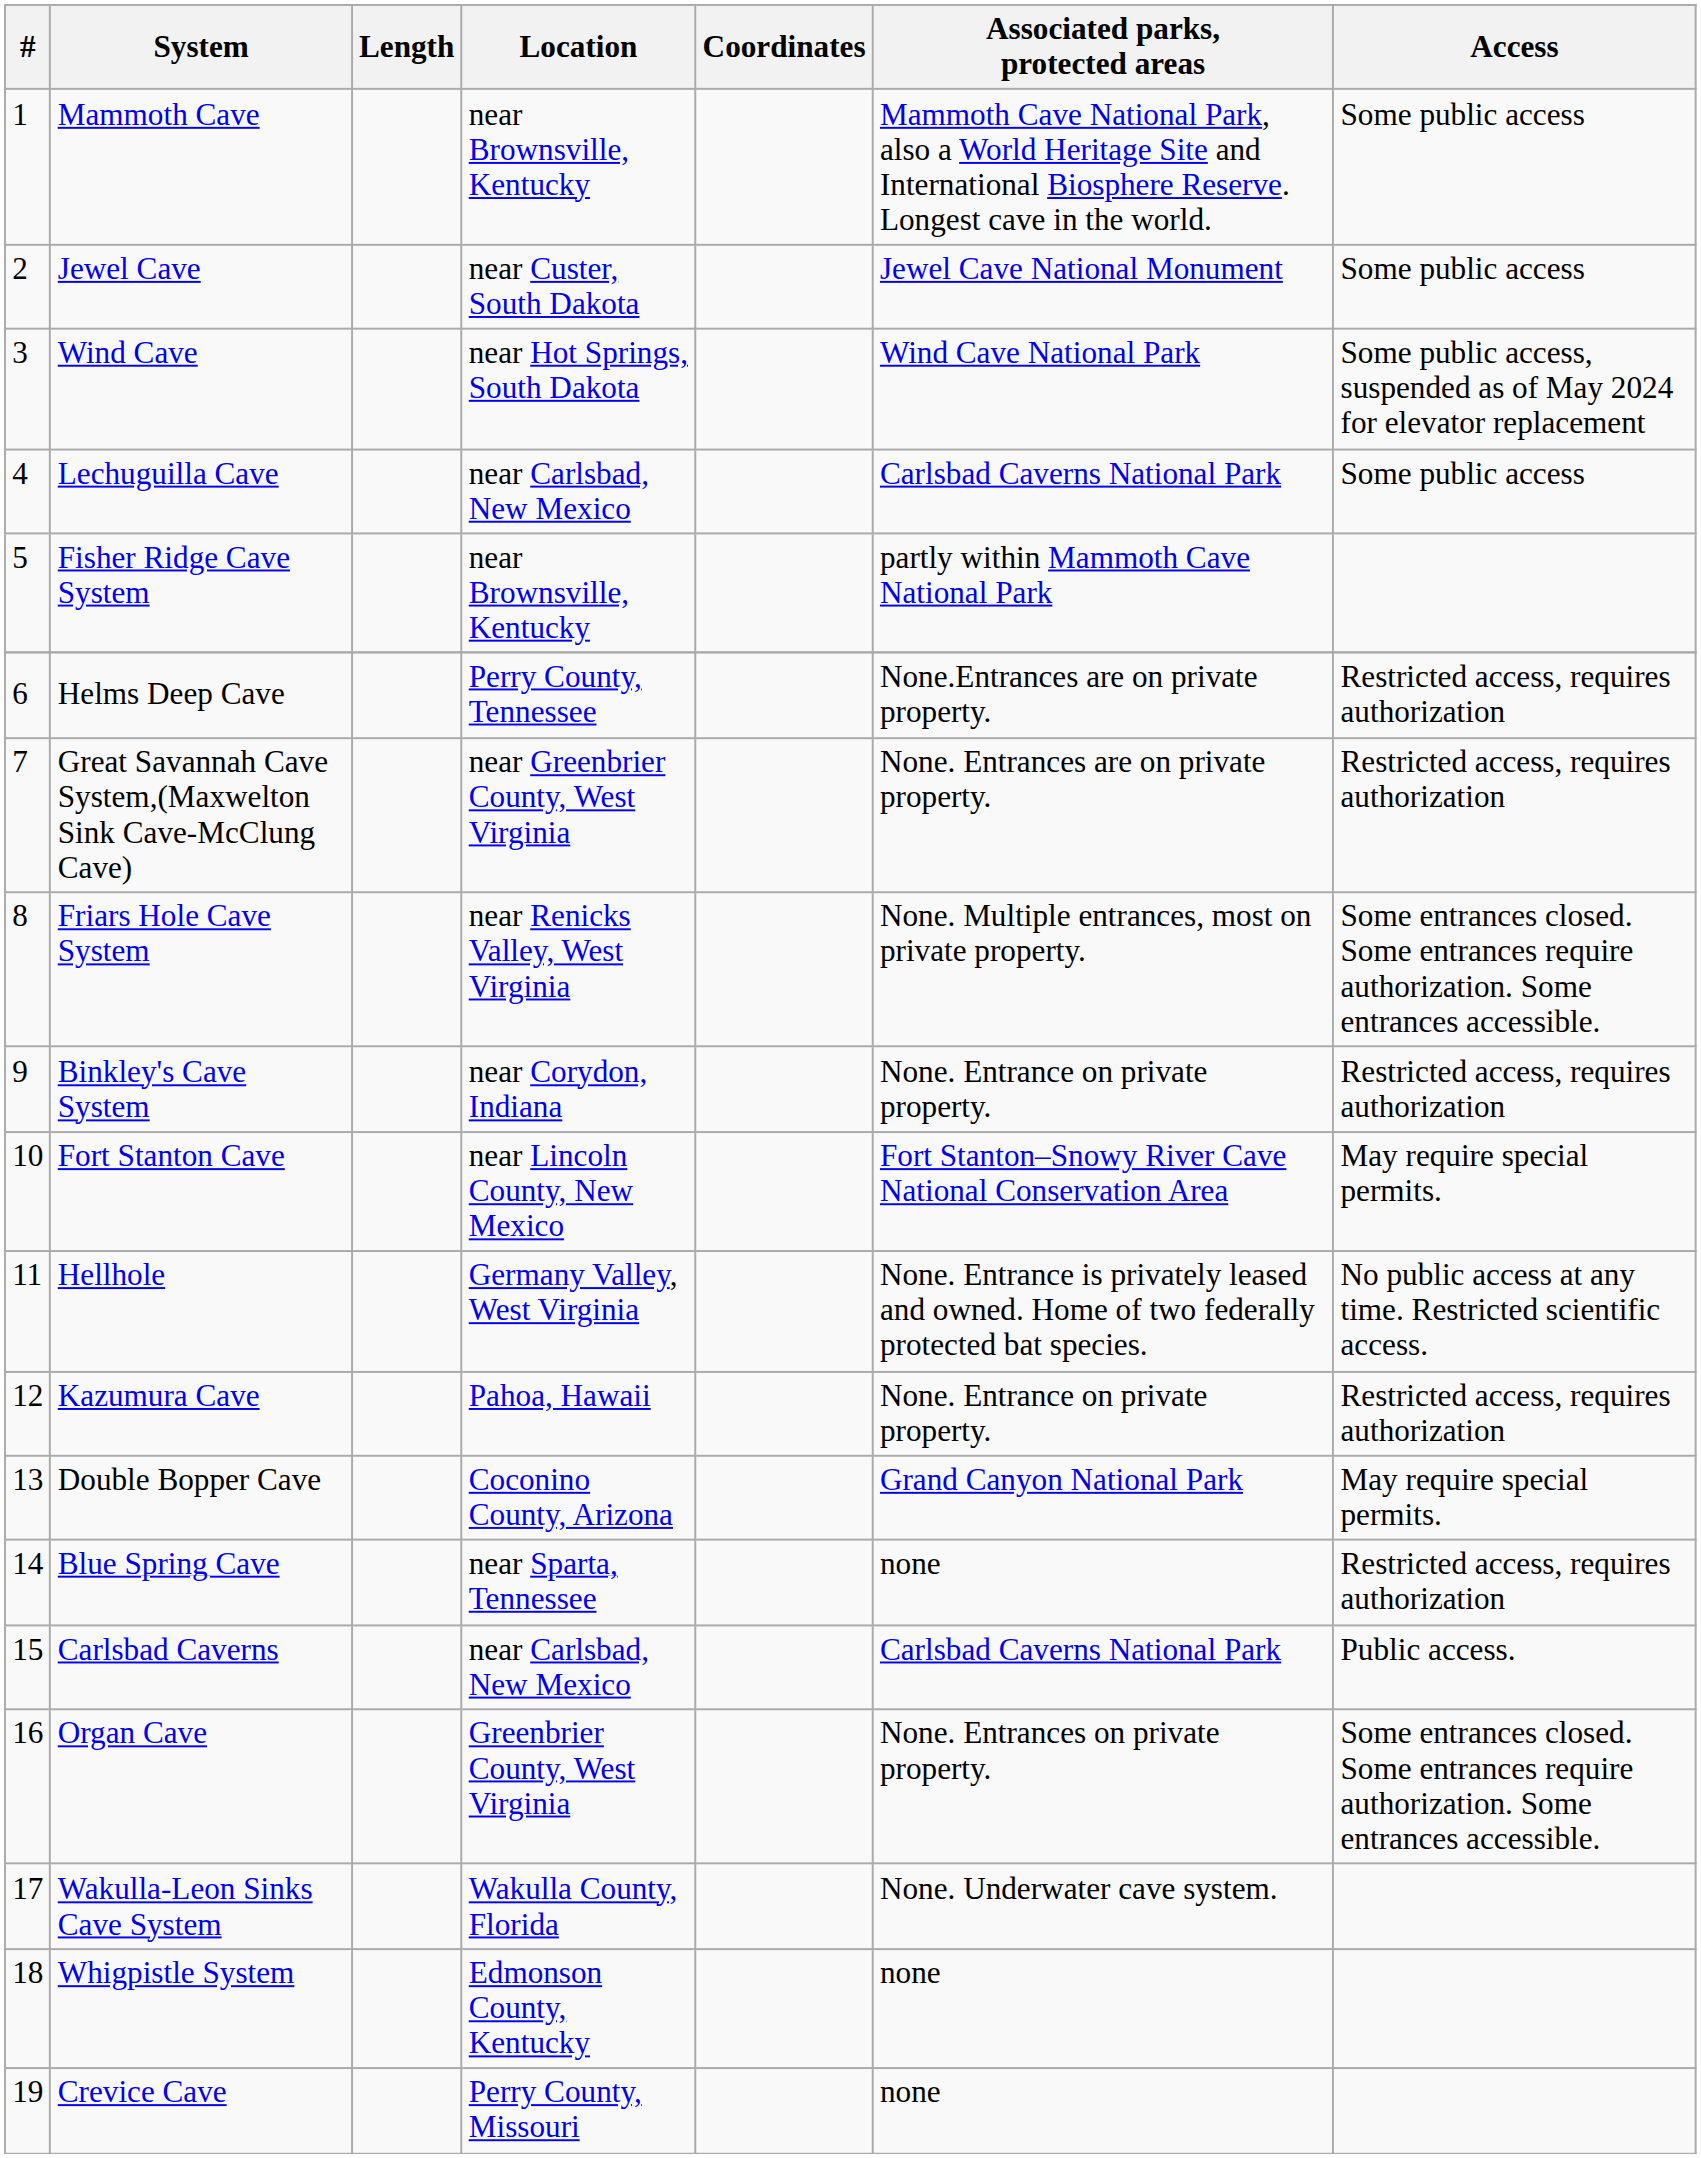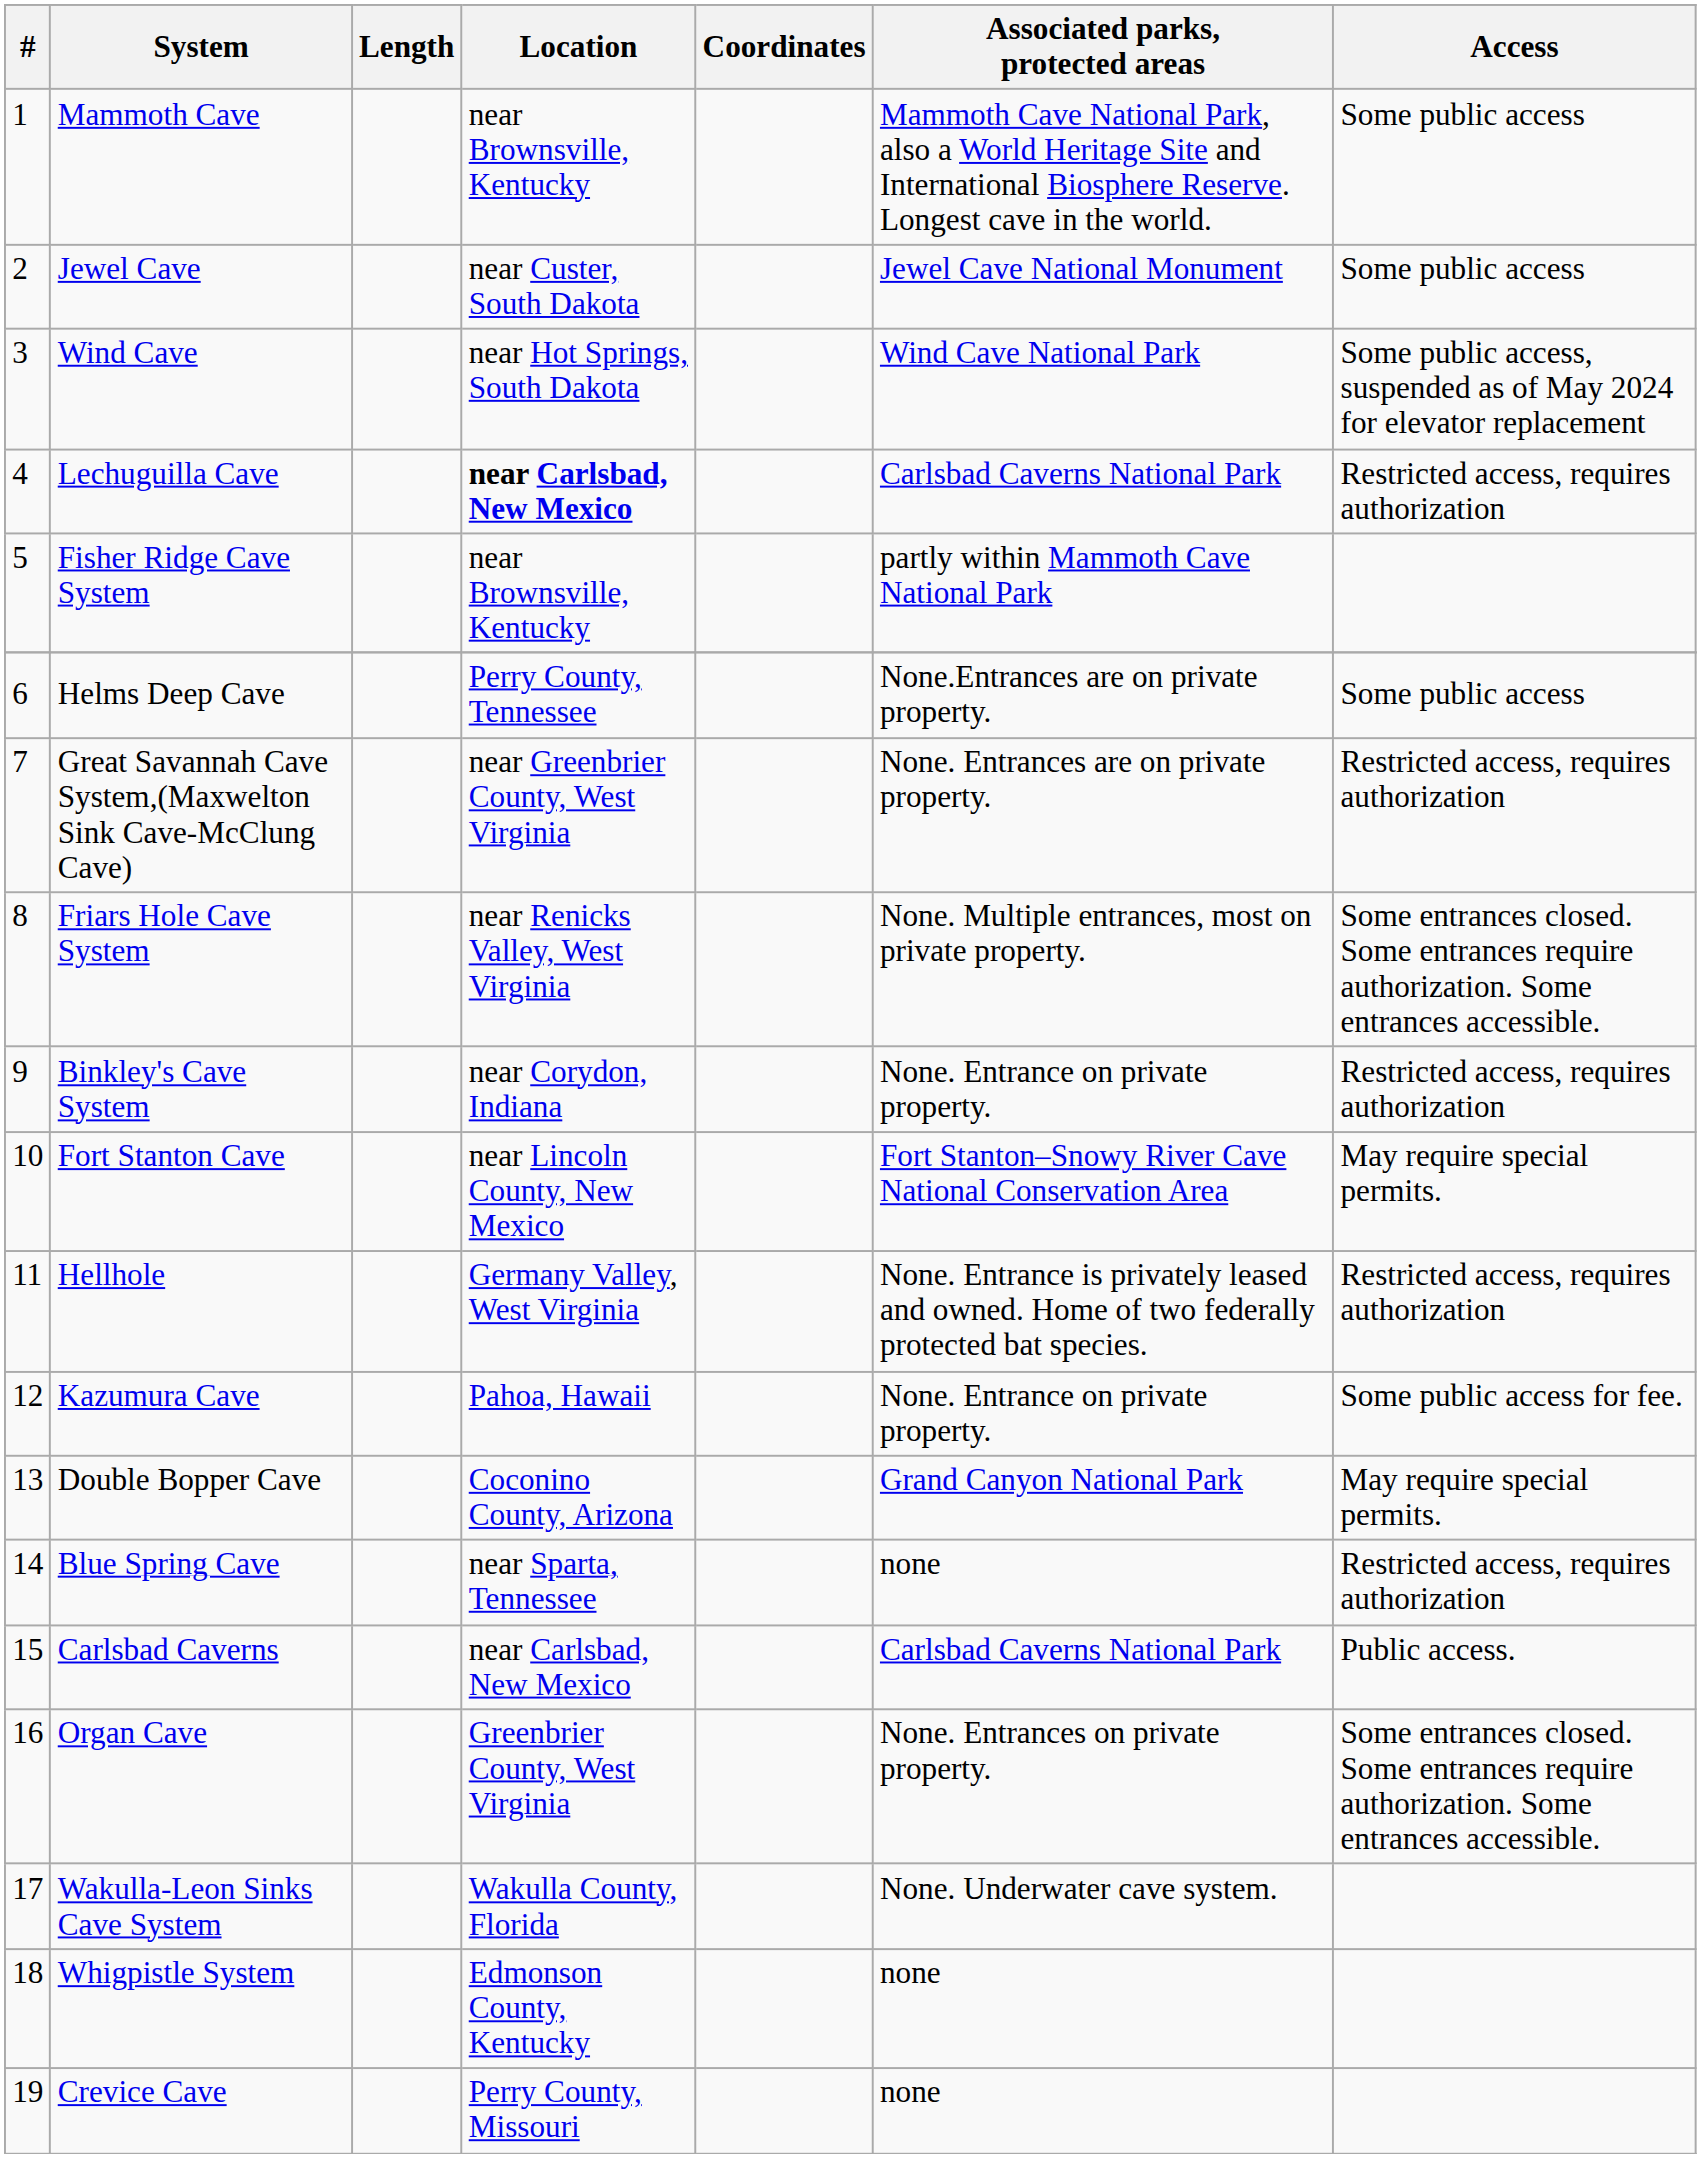(559, 490) normal -> (568, 490) bold
(1463, 472) Some public access -> (1506, 490) Restricted access, requires authorization
(1506, 694) Restricted access, requires authorization -> (1463, 694) Some public access
(1500, 1310) No public access at any time. Restricted scientific access. -> (1506, 1293) Restricted access, requires authorization
(1506, 1412) Restricted access, requires authorization -> (1512, 1395) Some public access for fee.
